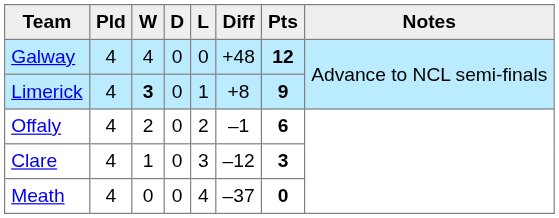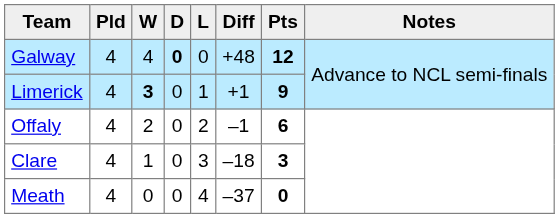(177, 56) normal -> (177, 56) bold
(239, 91) +8 -> (239, 91) +1
(239, 161) –12 -> (239, 161) –18
